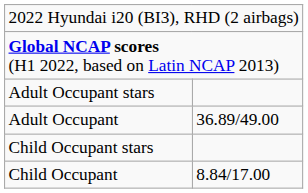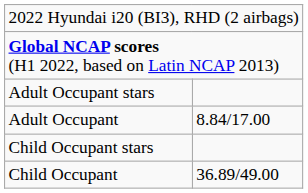(238, 119) 36.89/49.00 -> (233, 119) 8.84/17.00
(233, 174) 8.84/17.00 -> (238, 174) 36.89/49.00
